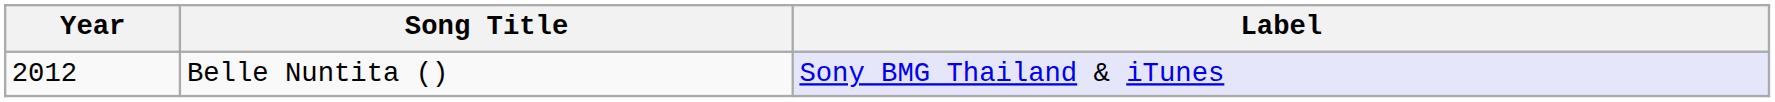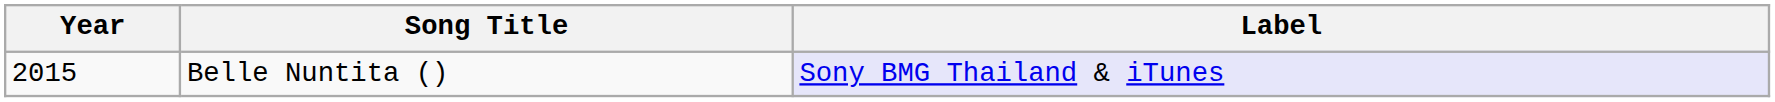(44, 74) 2012 -> (44, 74) 2015
